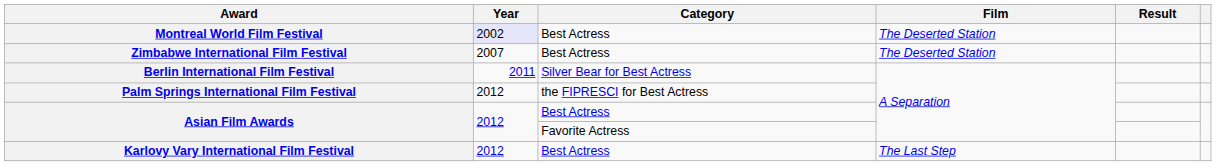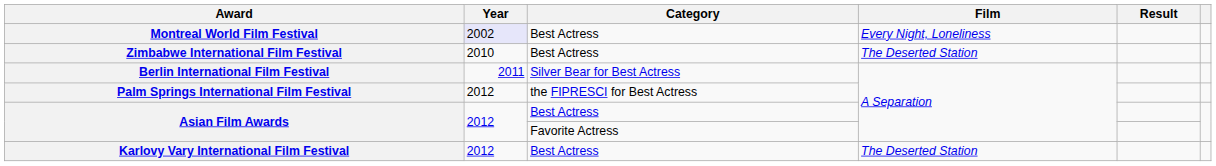(937, 33) The Deserted Station -> (926, 33) Every Night, Loneliness
(490, 53) 2007 -> (480, 53) 2010
(917, 151) The Last Step -> (919, 151) The Deserted Station
